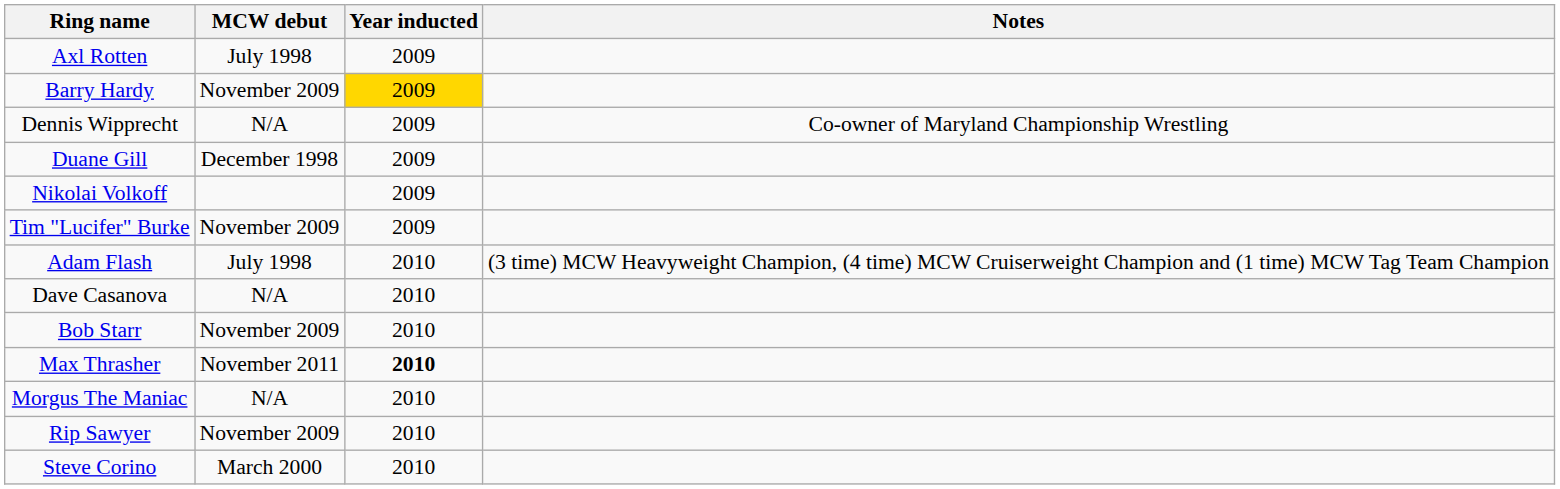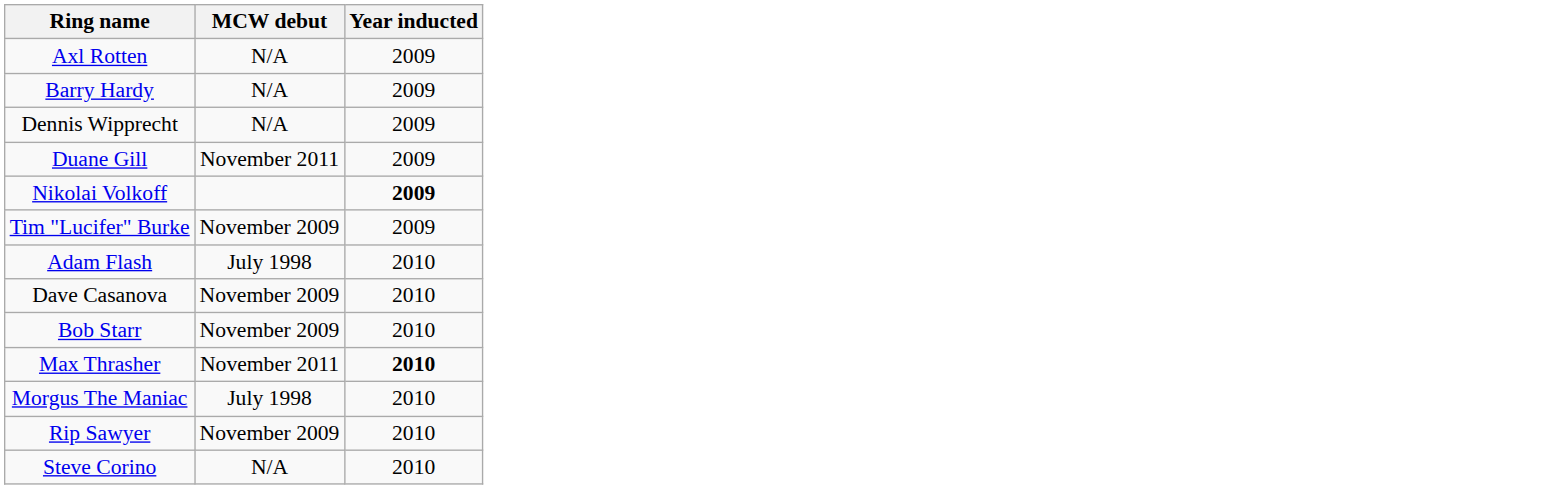- column: (1018, 21)
(269, 55) July 1998 -> (270, 55) N/A
(270, 90) November 2009 -> (270, 90) N/A
(414, 90) gold background -> (414, 90) no background
(269, 158) December 1998 -> (270, 158) November 2011
(414, 192) normal -> (414, 192) bold
(270, 295) N/A -> (270, 295) November 2009
(270, 398) N/A -> (269, 398) July 1998
(269, 466) March 2000 -> (270, 466) N/A
